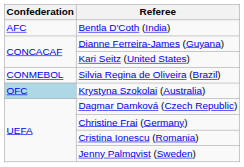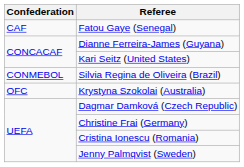- row: (124, 28)
+ row: (127, 28)
(17, 91) lightblue background -> (17, 91) no background
